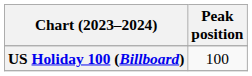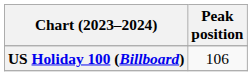(217, 58) 100 -> (217, 58) 106
